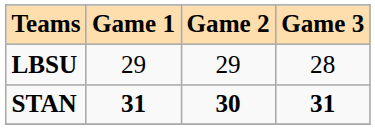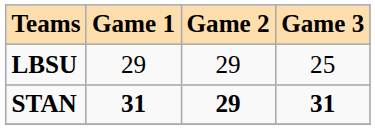(323, 64) 28 -> (323, 64) 25
(228, 104) 30 -> (228, 104) 29
